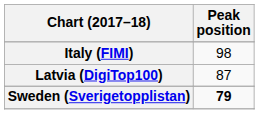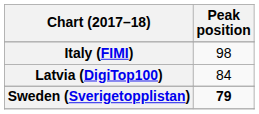(224, 75) 87 -> (224, 75) 84
